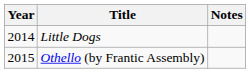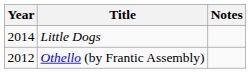(21, 57) 2015 -> (21, 57) 2012
